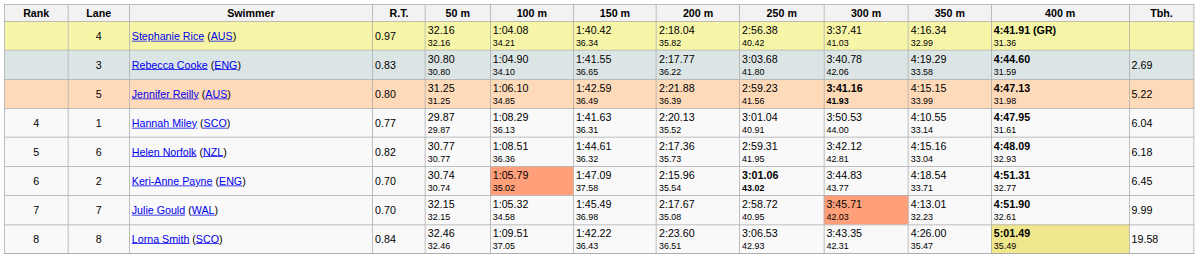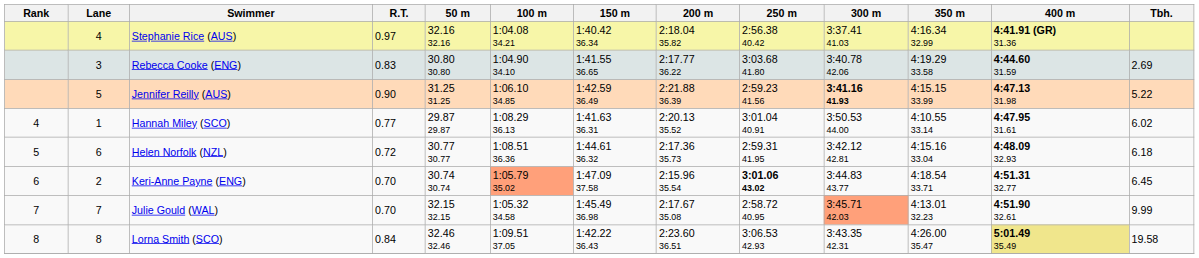(385, 94) 0.80 -> (385, 94) 0.90
(1142, 123) 6.04 -> (1142, 123) 6.02
(385, 152) 0.82 -> (385, 152) 0.72
